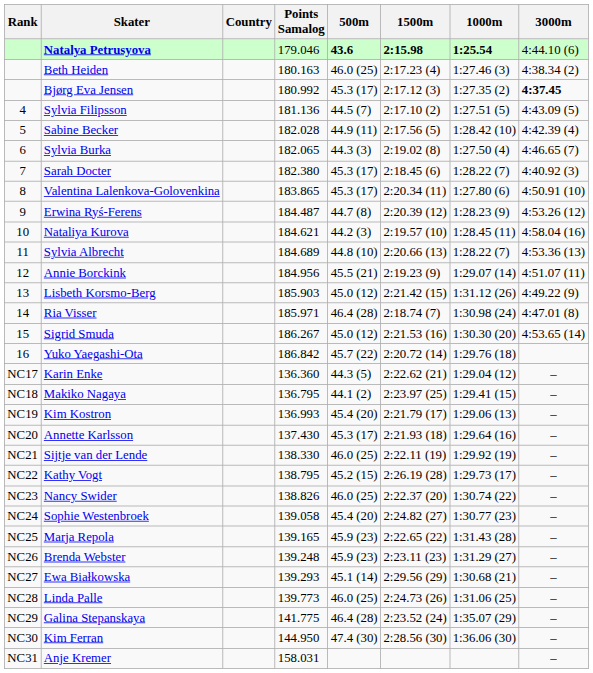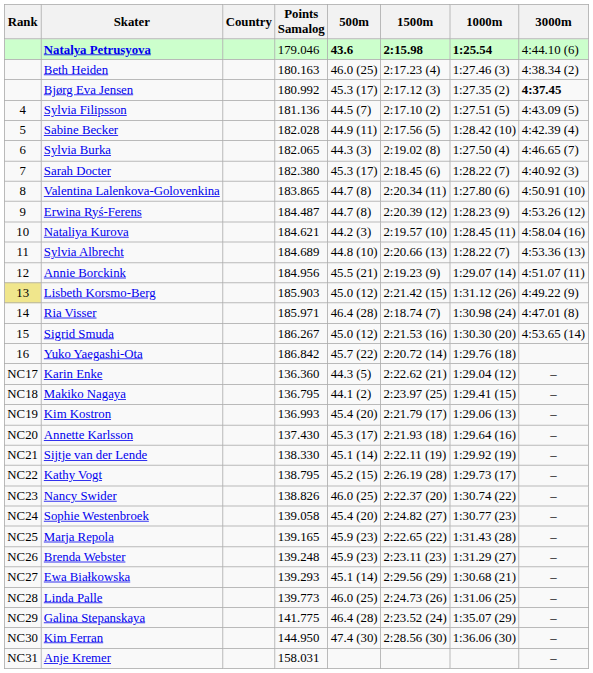(354, 191) 45.3 (17) -> (351, 191) 44.7 (8)
(23, 292) no background -> (23, 292) khaki background
(354, 455) 46.0 (25) -> (354, 455) 45.1 (14)
